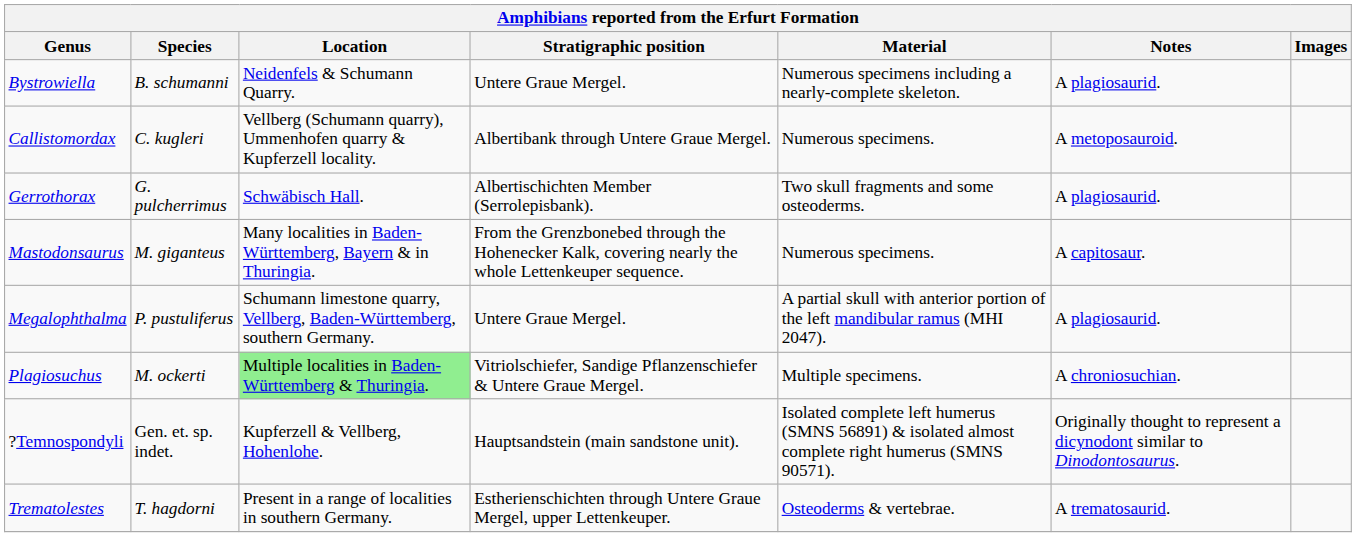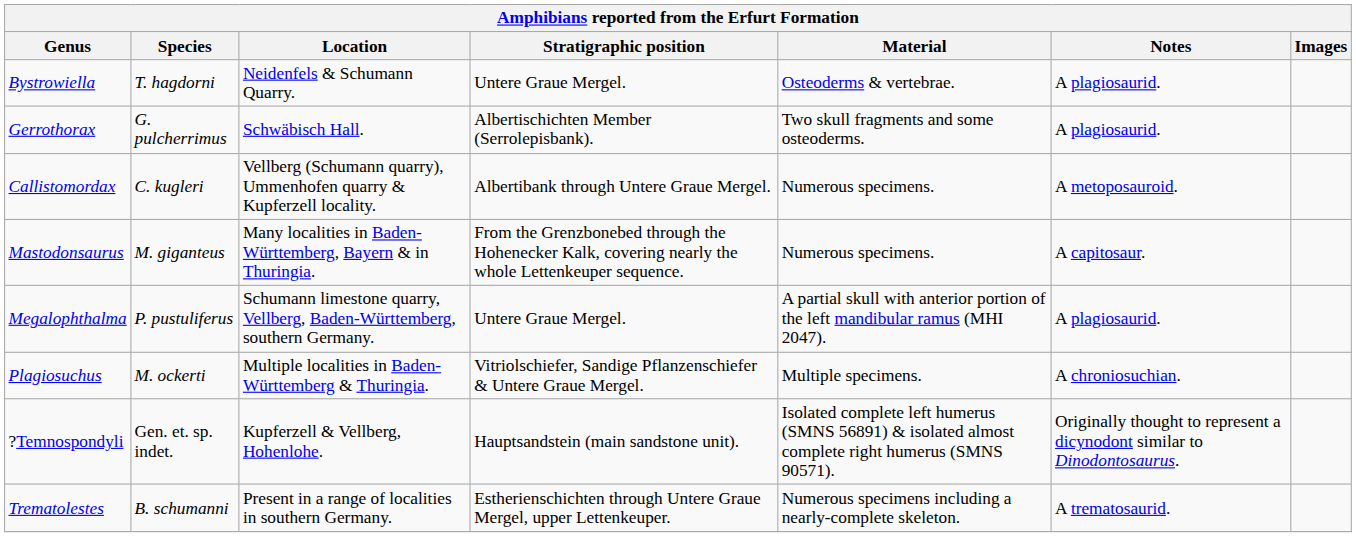(182, 82) B. schumanni -> (175, 82) T. hagdorni
(897, 82) Numerous specimens including a nearly-complete skeleton. -> (868, 82) Osteoderms & vertebrae.
rows swapped: (62, 139) <-> (52, 195)
(342, 375) lightgreen background -> (342, 375) no background
(175, 507) T. hagdorni -> (182, 507) B. schumanni
(868, 507) Osteoderms & vertebrae. -> (897, 507) Numerous specimens including a nearly-complete skeleton.
